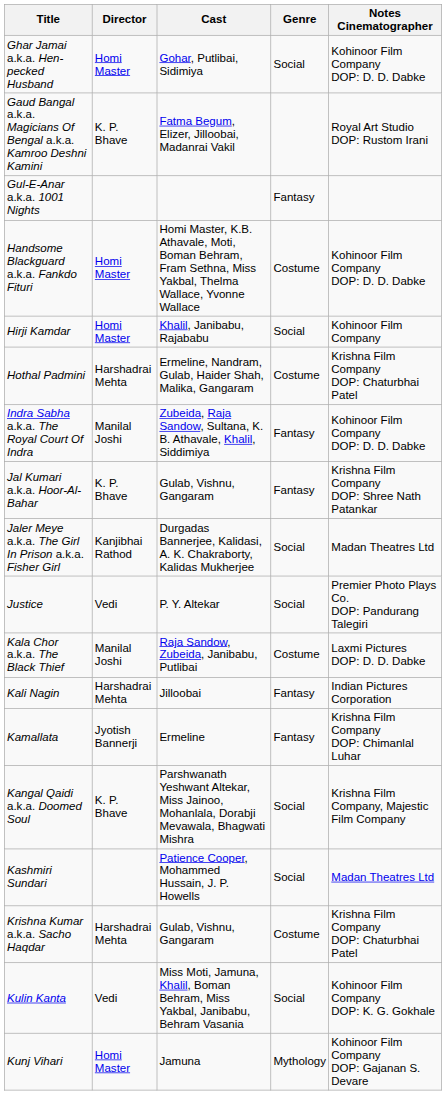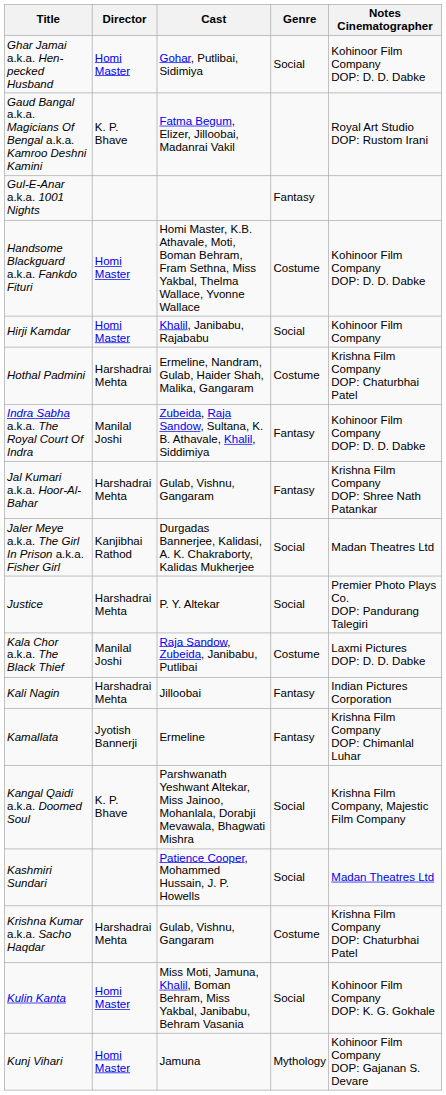(111, 490) K. P. Bhave -> (123, 490) Harshadrai Mehta
(106, 604) Vedi -> (123, 604) Harshadrai Mehta
(106, 998) Vedi -> (112, 998) Homi Master
